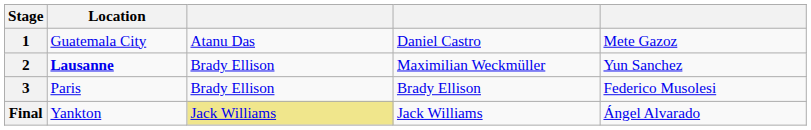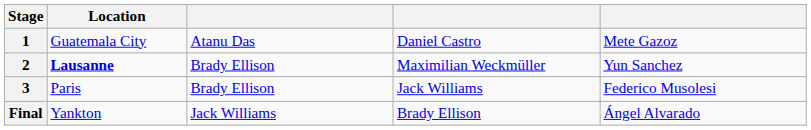(439, 88) Brady Ellison -> (440, 88) Jack Williams
(233, 112) khaki background -> (233, 112) no background
(440, 112) Jack Williams -> (439, 112) Brady Ellison
